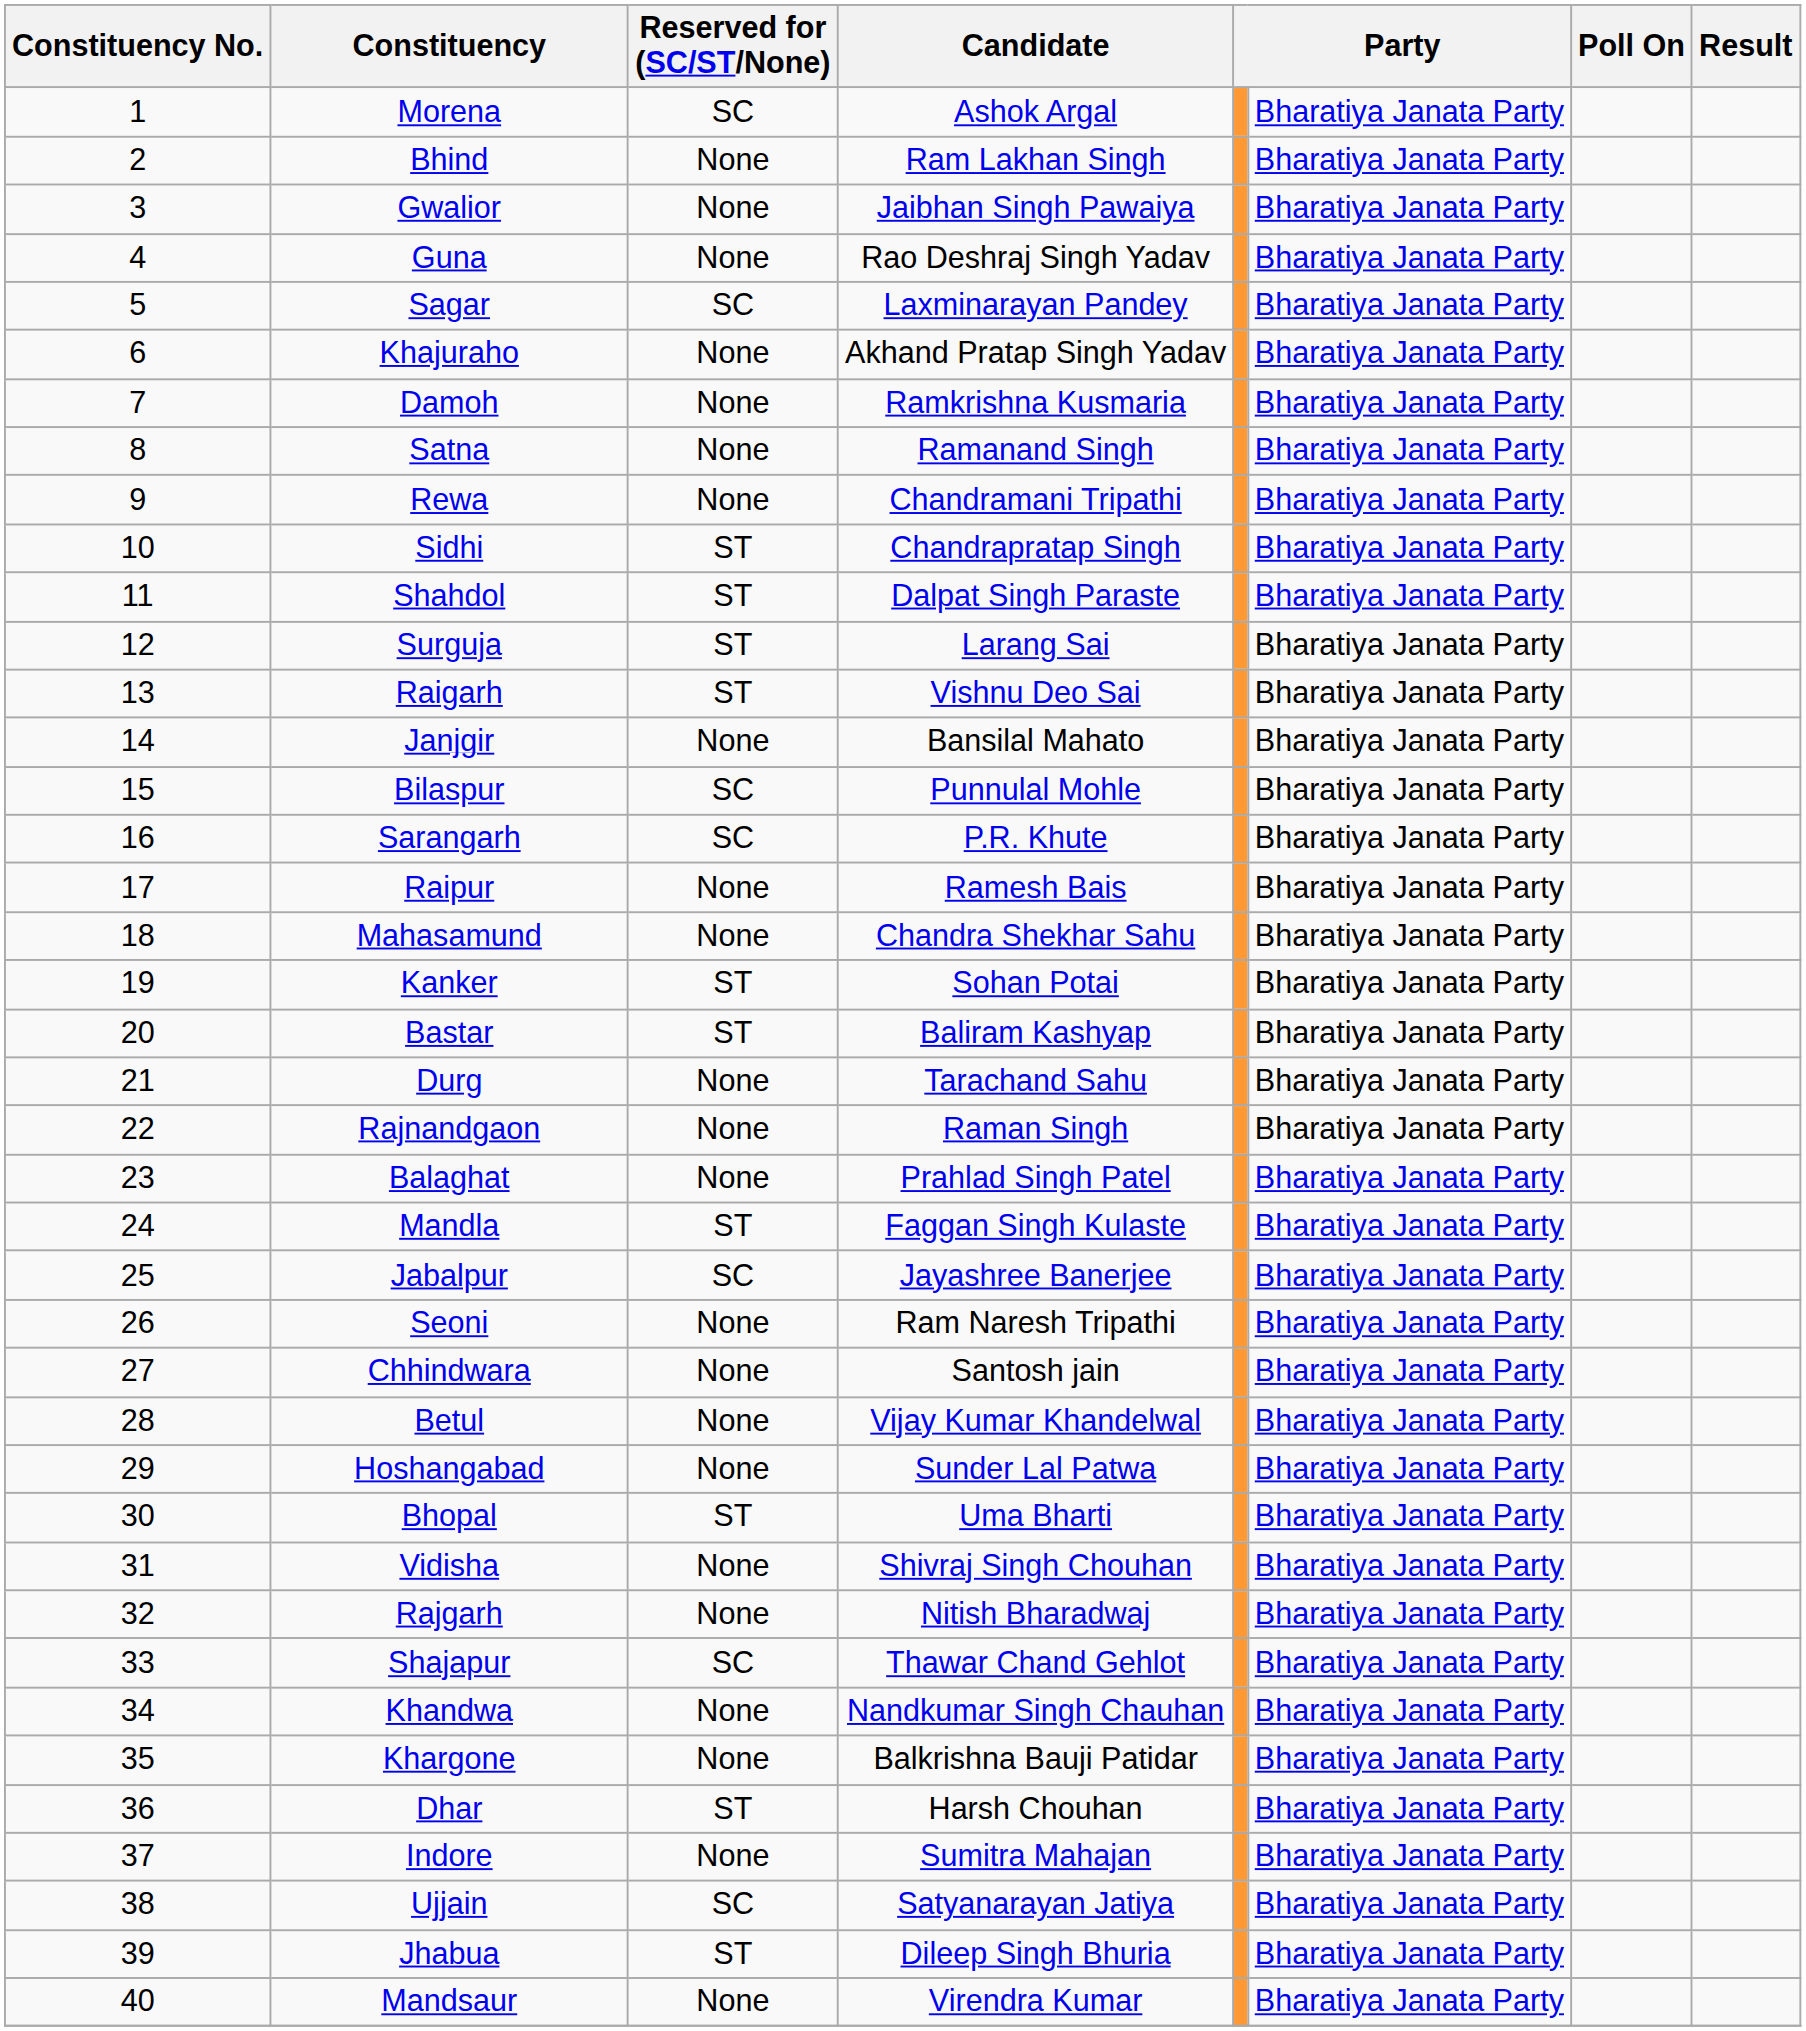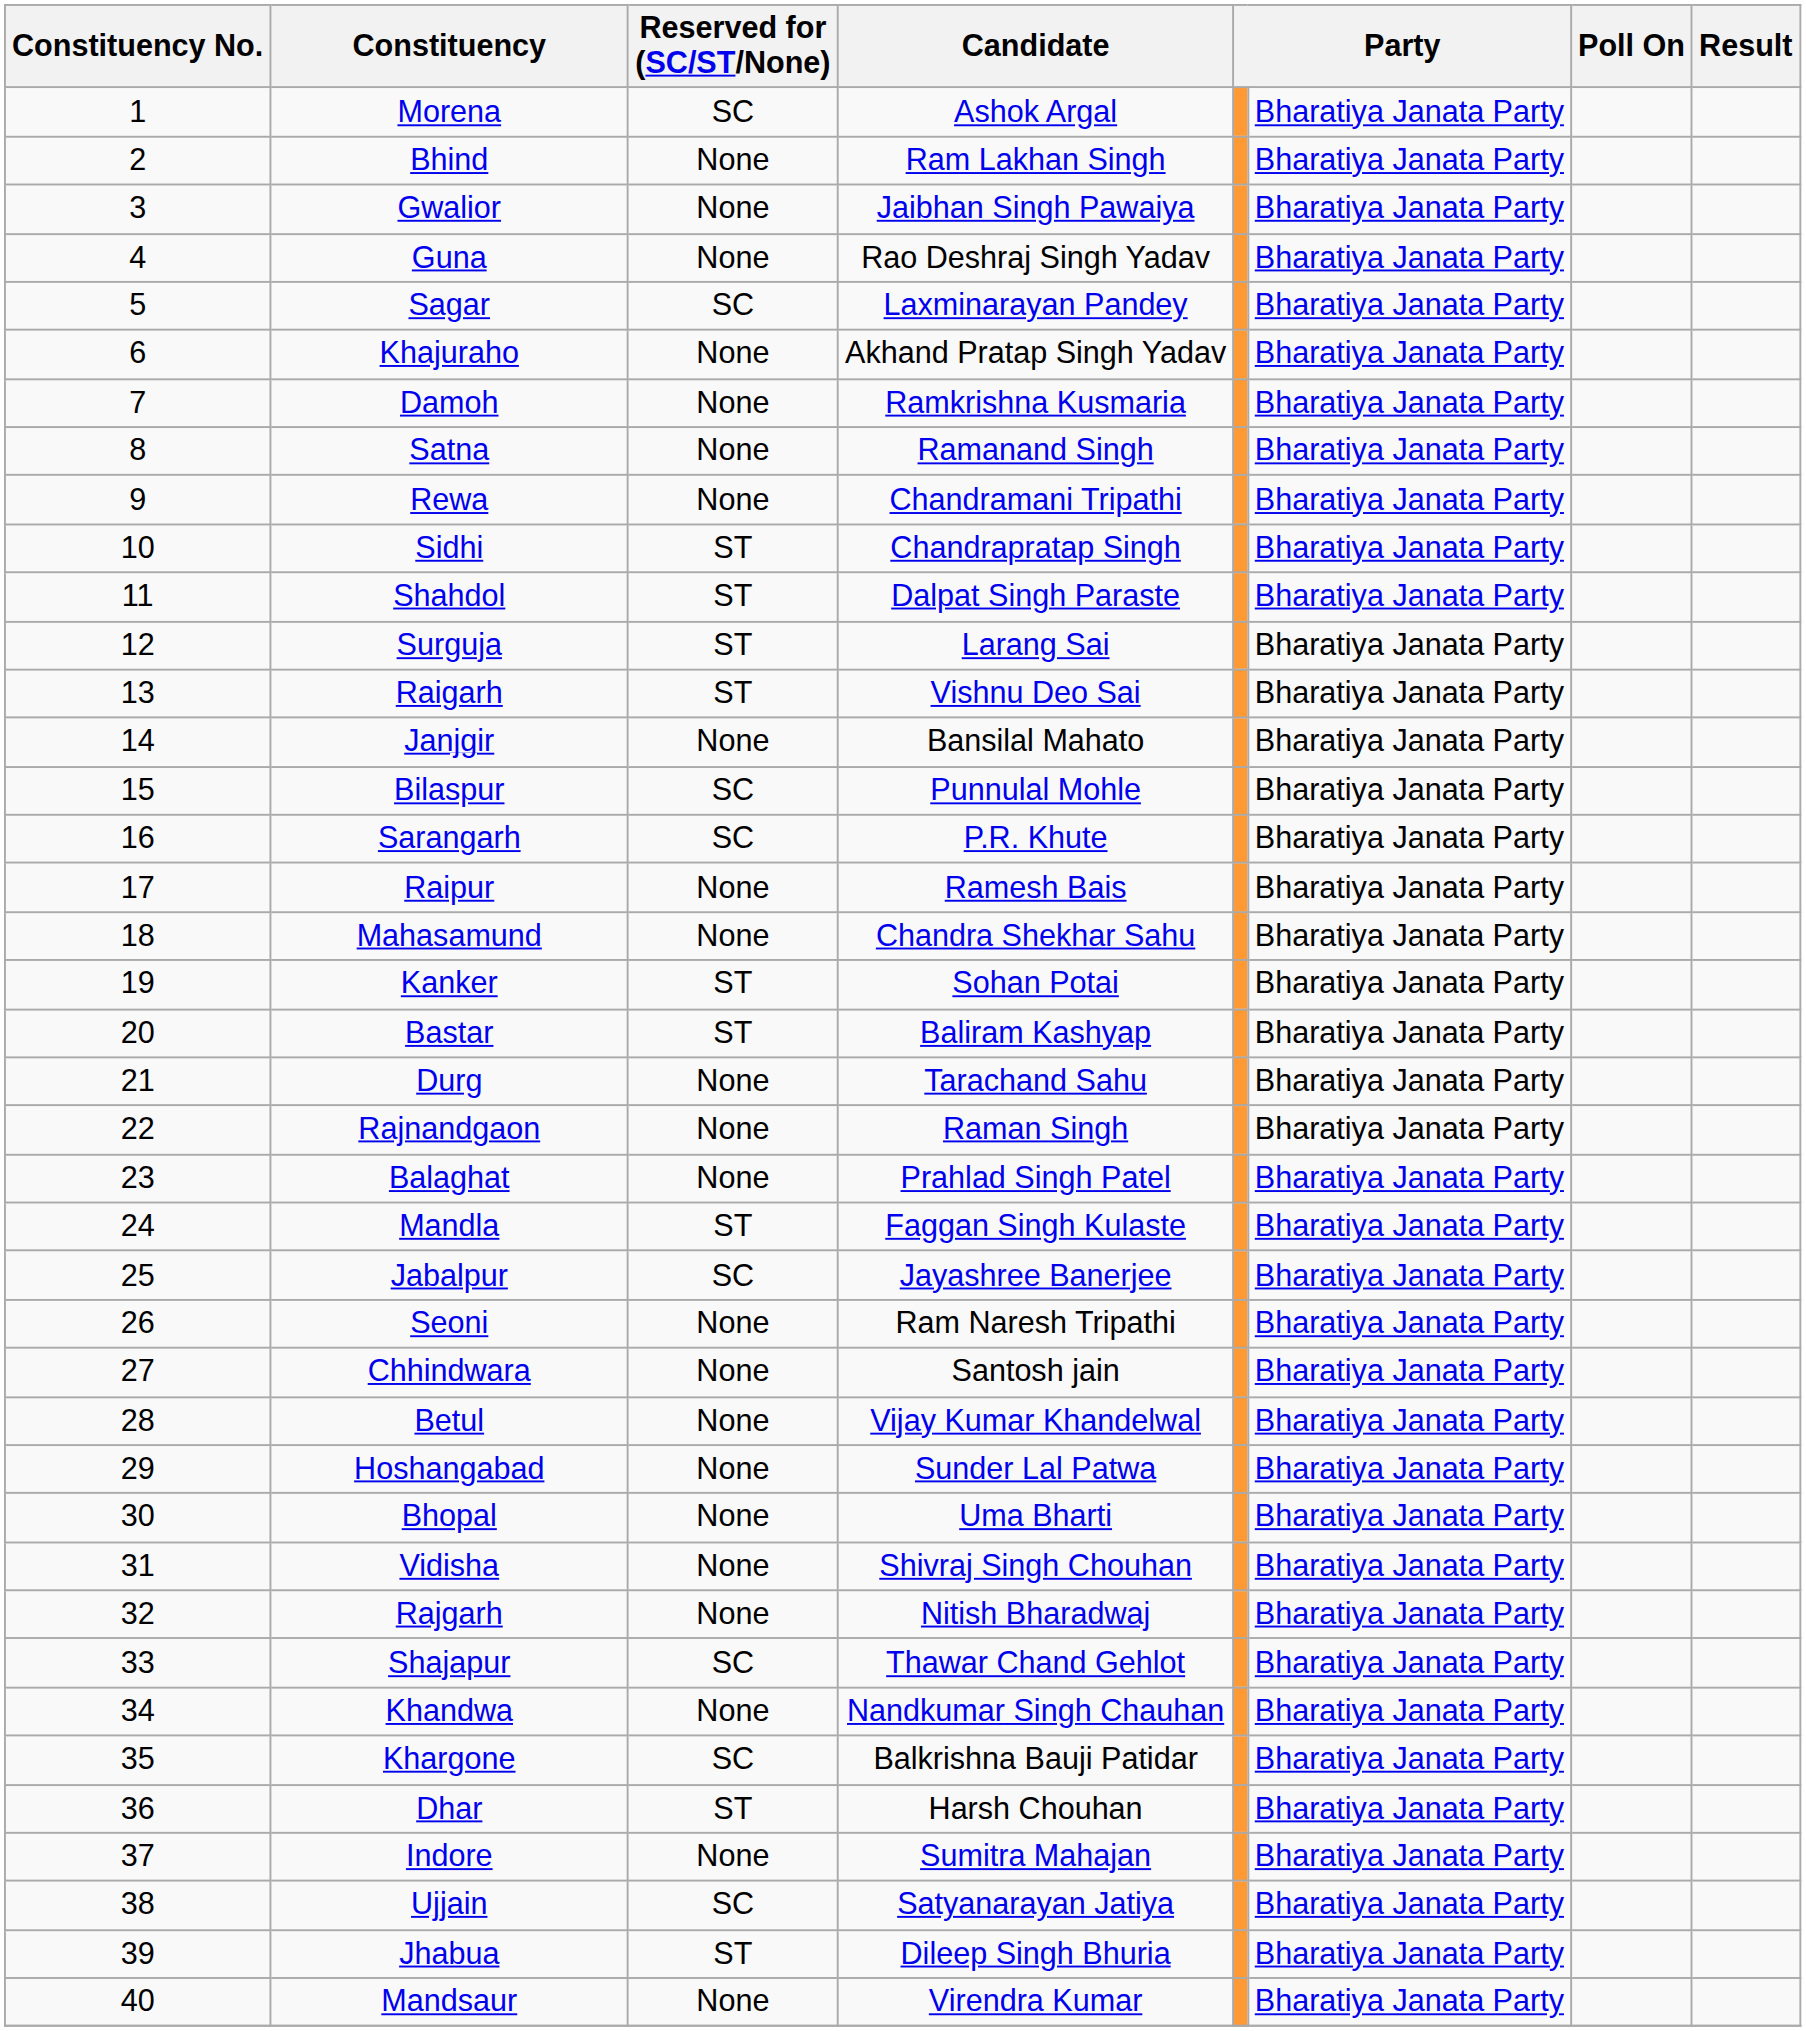(733, 1517) ST -> (733, 1517) None
(733, 1759) None -> (733, 1759) SC
